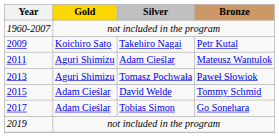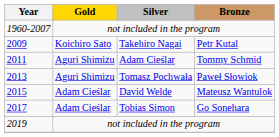(235, 60) Mateusz Wantulok -> (229, 60) Tommy Schmid
(229, 92) Tommy Schmid -> (235, 92) Mateusz Wantulok
